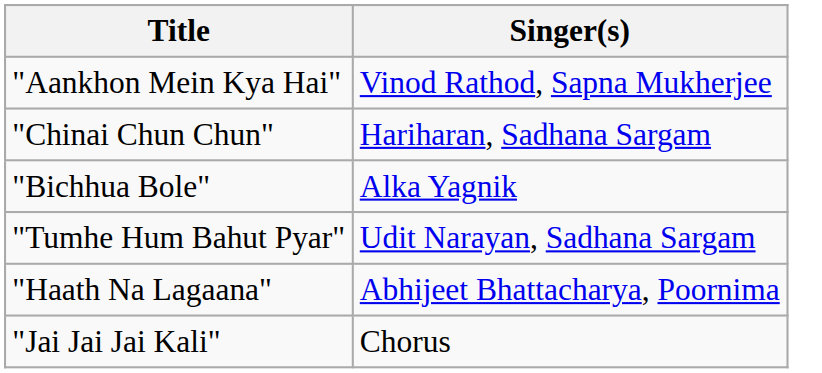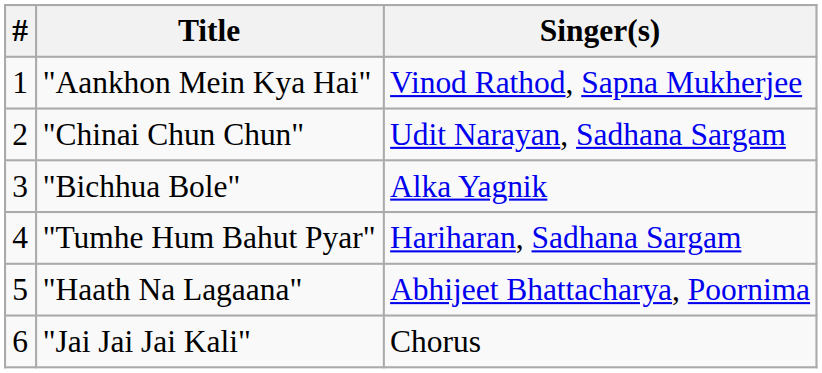+ column: (20, 30)
(535, 134) Hariharan, Sadhana Sargam -> (588, 134) Udit Narayan, Sadhana Sargam
(558, 238) Udit Narayan, Sadhana Sargam -> (566, 238) Hariharan, Sadhana Sargam
